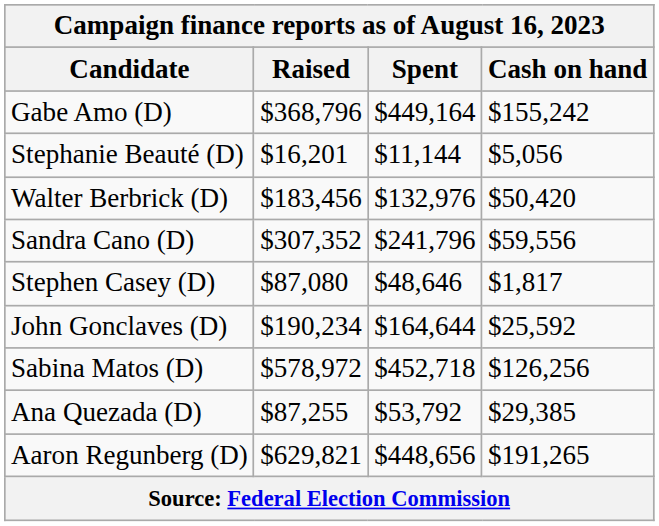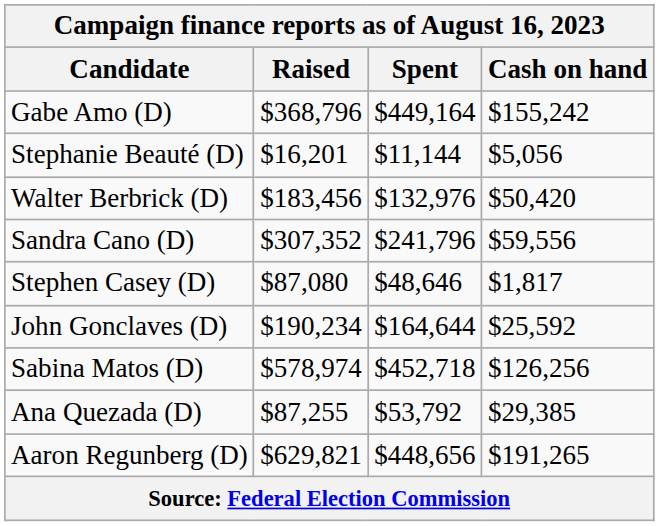(311, 369) $578,972 -> (311, 369) $578,974
